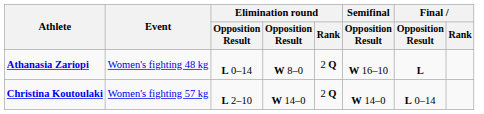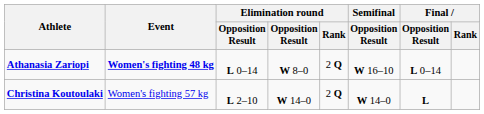(158, 65) normal -> (161, 65) bold
(420, 71) L -> (426, 71) L 0–14
(420, 101) L 0–14 -> (426, 101) L
